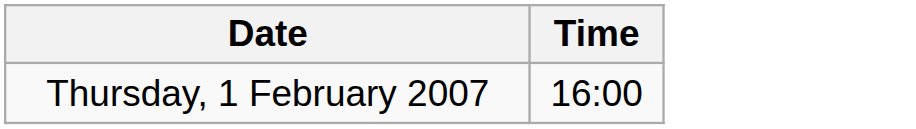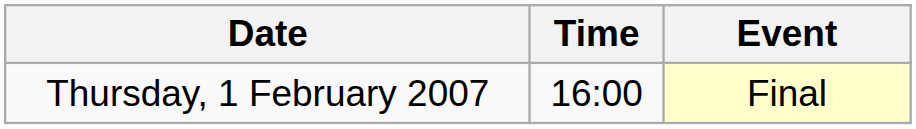+ column: (787, 33)
